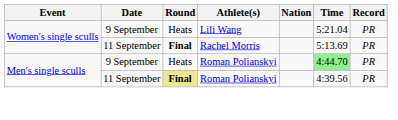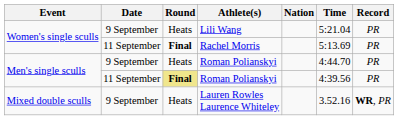(332, 62) lightgreen background -> (335, 62) no background
+ row: (132, 101)
